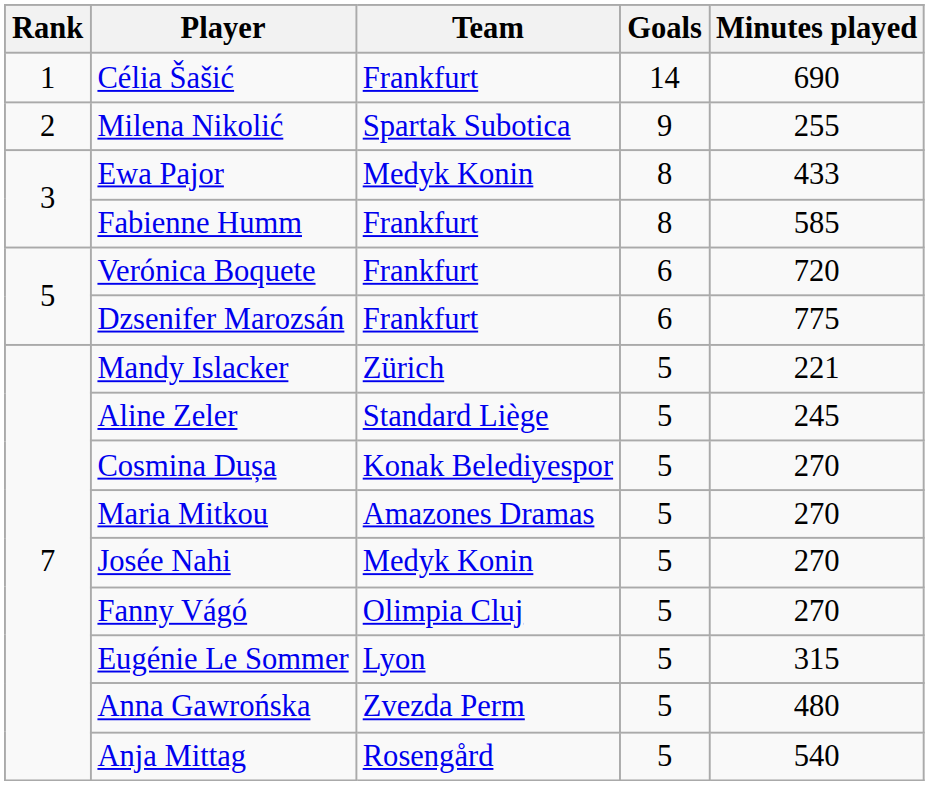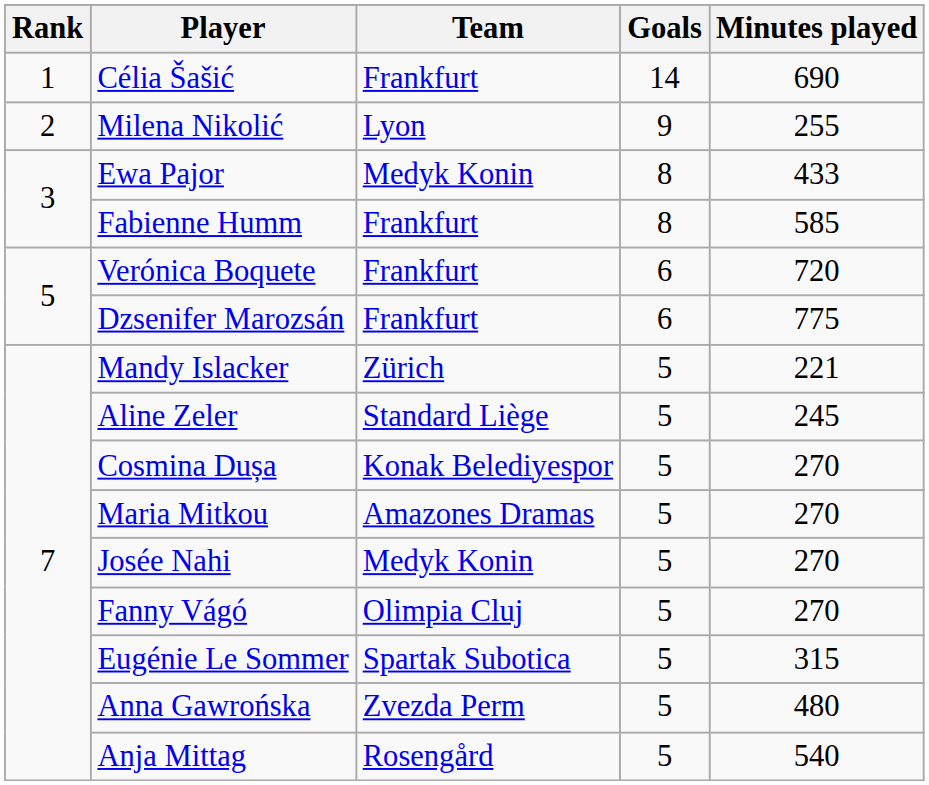(467, 125) Spartak Subotica -> (394, 125) Lyon
(394, 658) Lyon -> (467, 658) Spartak Subotica
